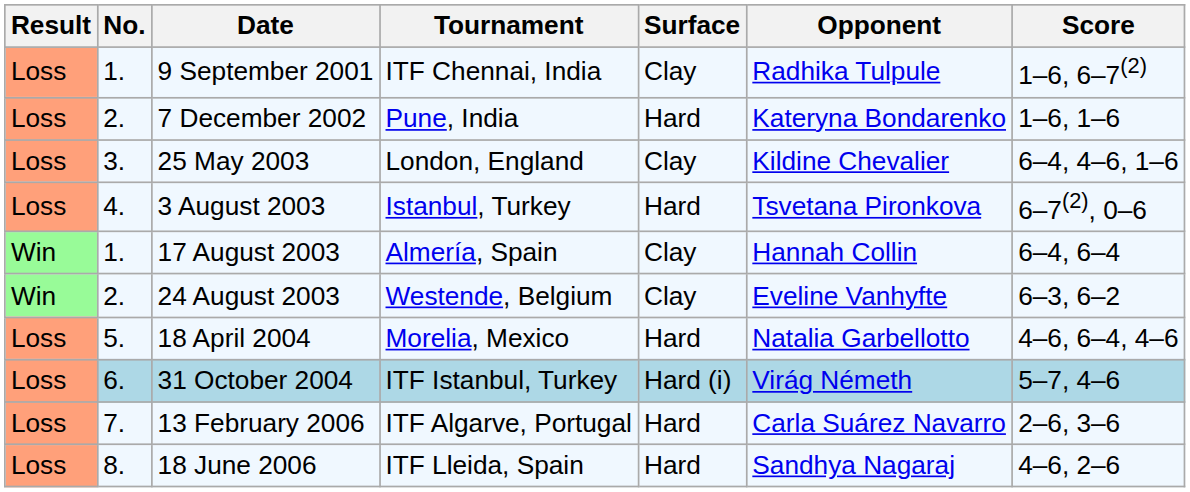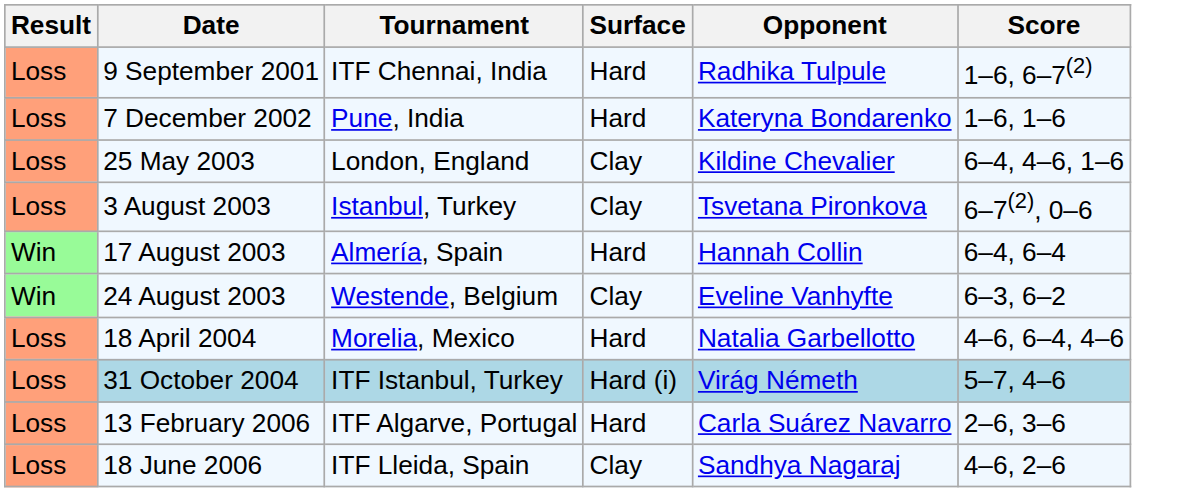- column: (124, 25)
(670, 71) Clay -> (618, 71) Hard
(672, 206) Hard -> (616, 206) Clay
(670, 252) Clay -> (618, 252) Hard
(672, 465) Hard -> (616, 465) Clay
